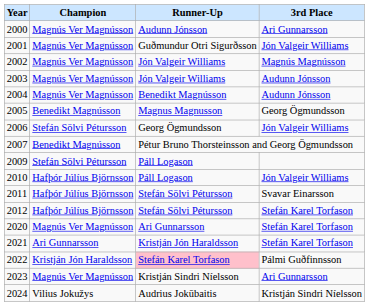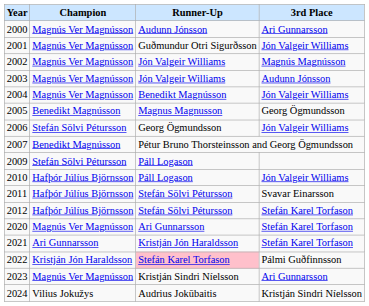(296, 95) Audunn Jónsson -> (305, 95) Jón Valgeir Williams
